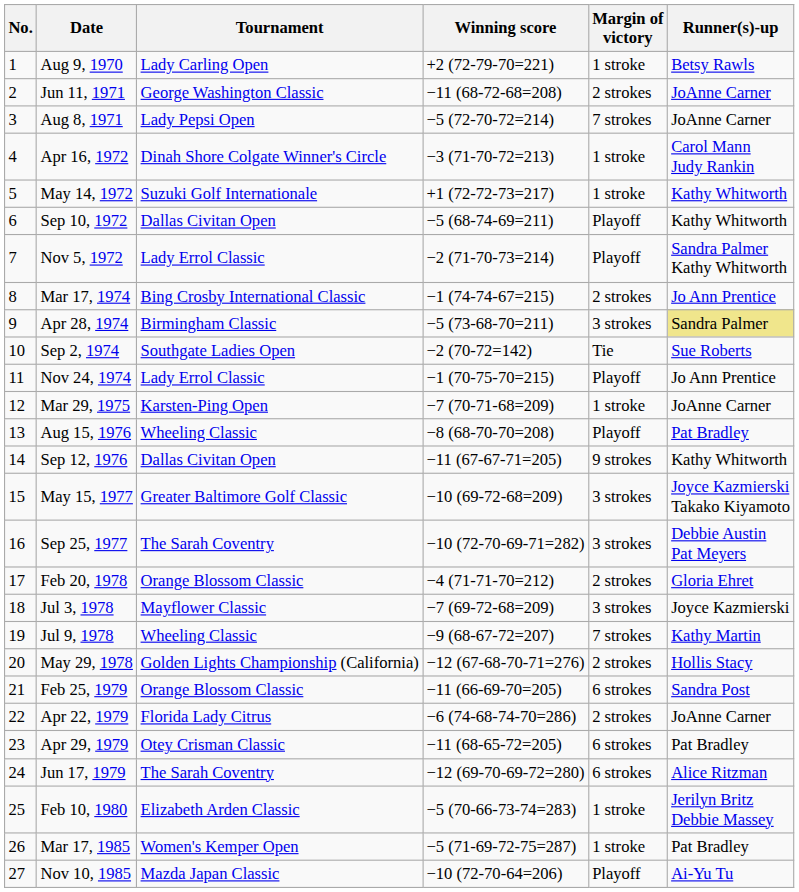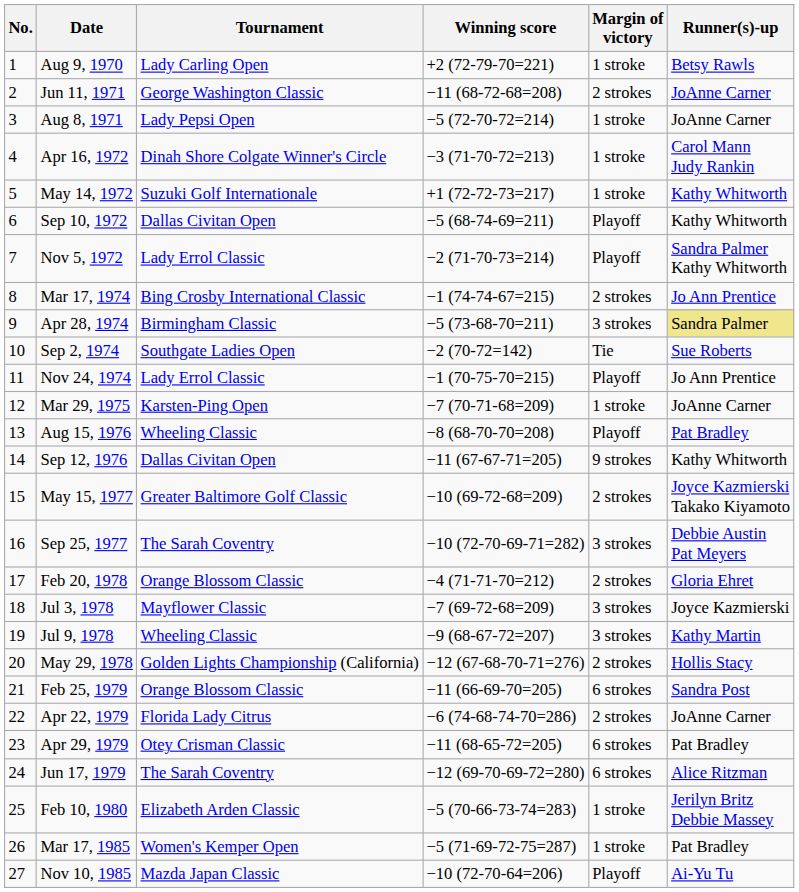(622, 119) 7 strokes -> (619, 119) 1 stroke
(622, 496) 3 strokes -> (622, 496) 2 strokes
(622, 635) 7 strokes -> (622, 635) 3 strokes
